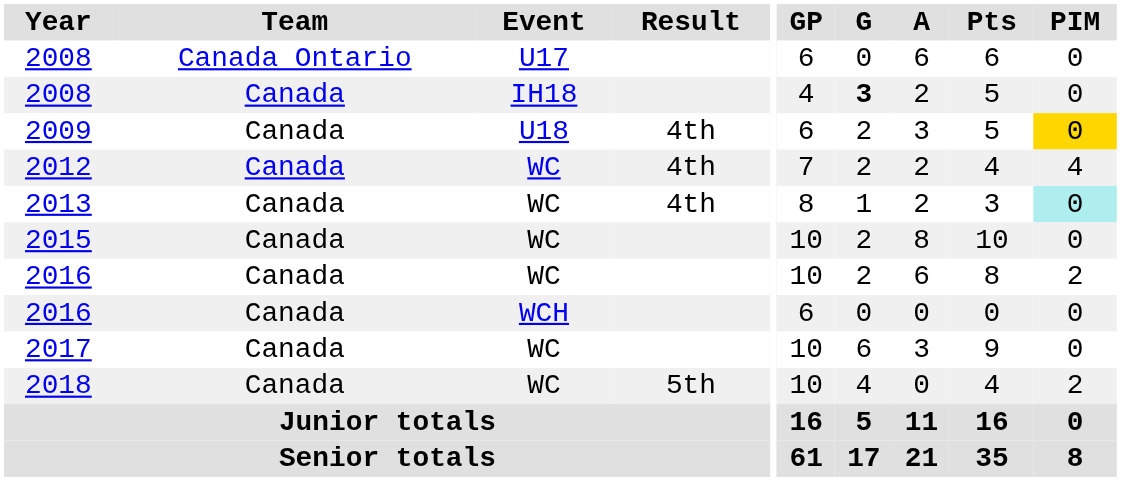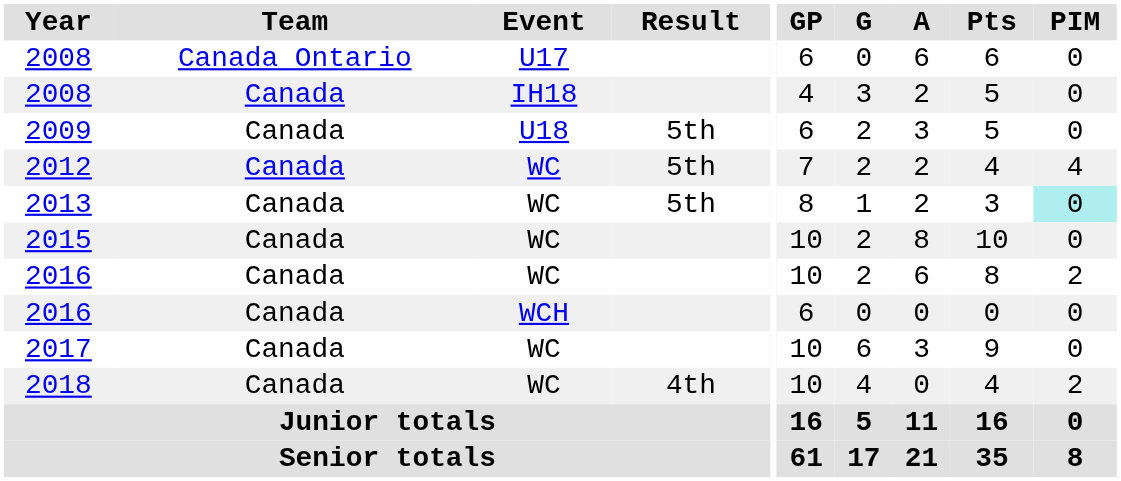(864, 95) bold -> (864, 95) normal
(691, 131) 4th -> (691, 131) 5th
(1075, 131) gold background -> (1075, 131) no background
(691, 168) 4th -> (691, 168) 5th
(691, 204) 4th -> (691, 204) 5th
(691, 386) 5th -> (691, 386) 4th
